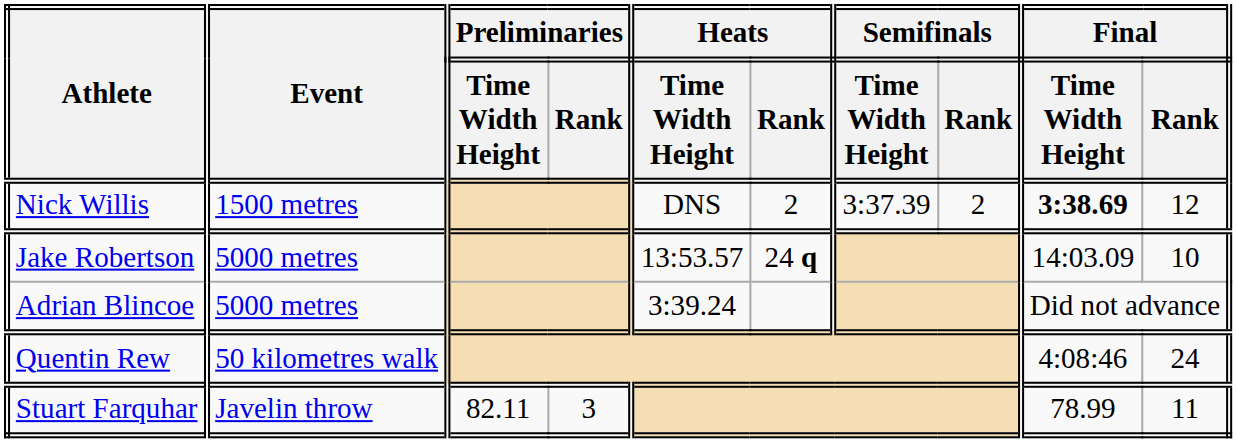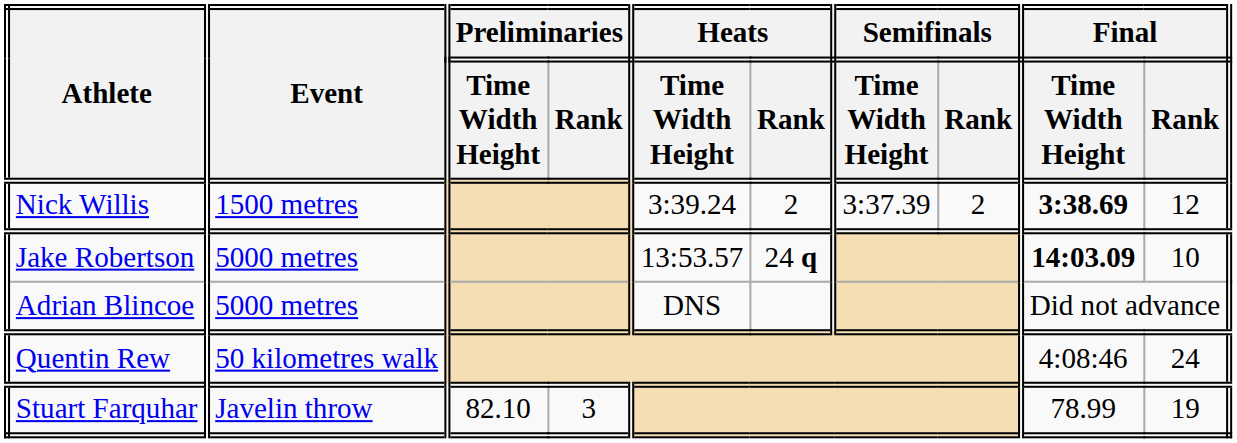(692, 205) DNS -> (692, 205) 3:39.24
(1083, 257) normal -> (1083, 257) bold
(692, 305) 3:39.24 -> (692, 305) DNS
(498, 409) 82.11 -> (498, 409) 82.10
(1185, 409) 11 -> (1185, 409) 19
